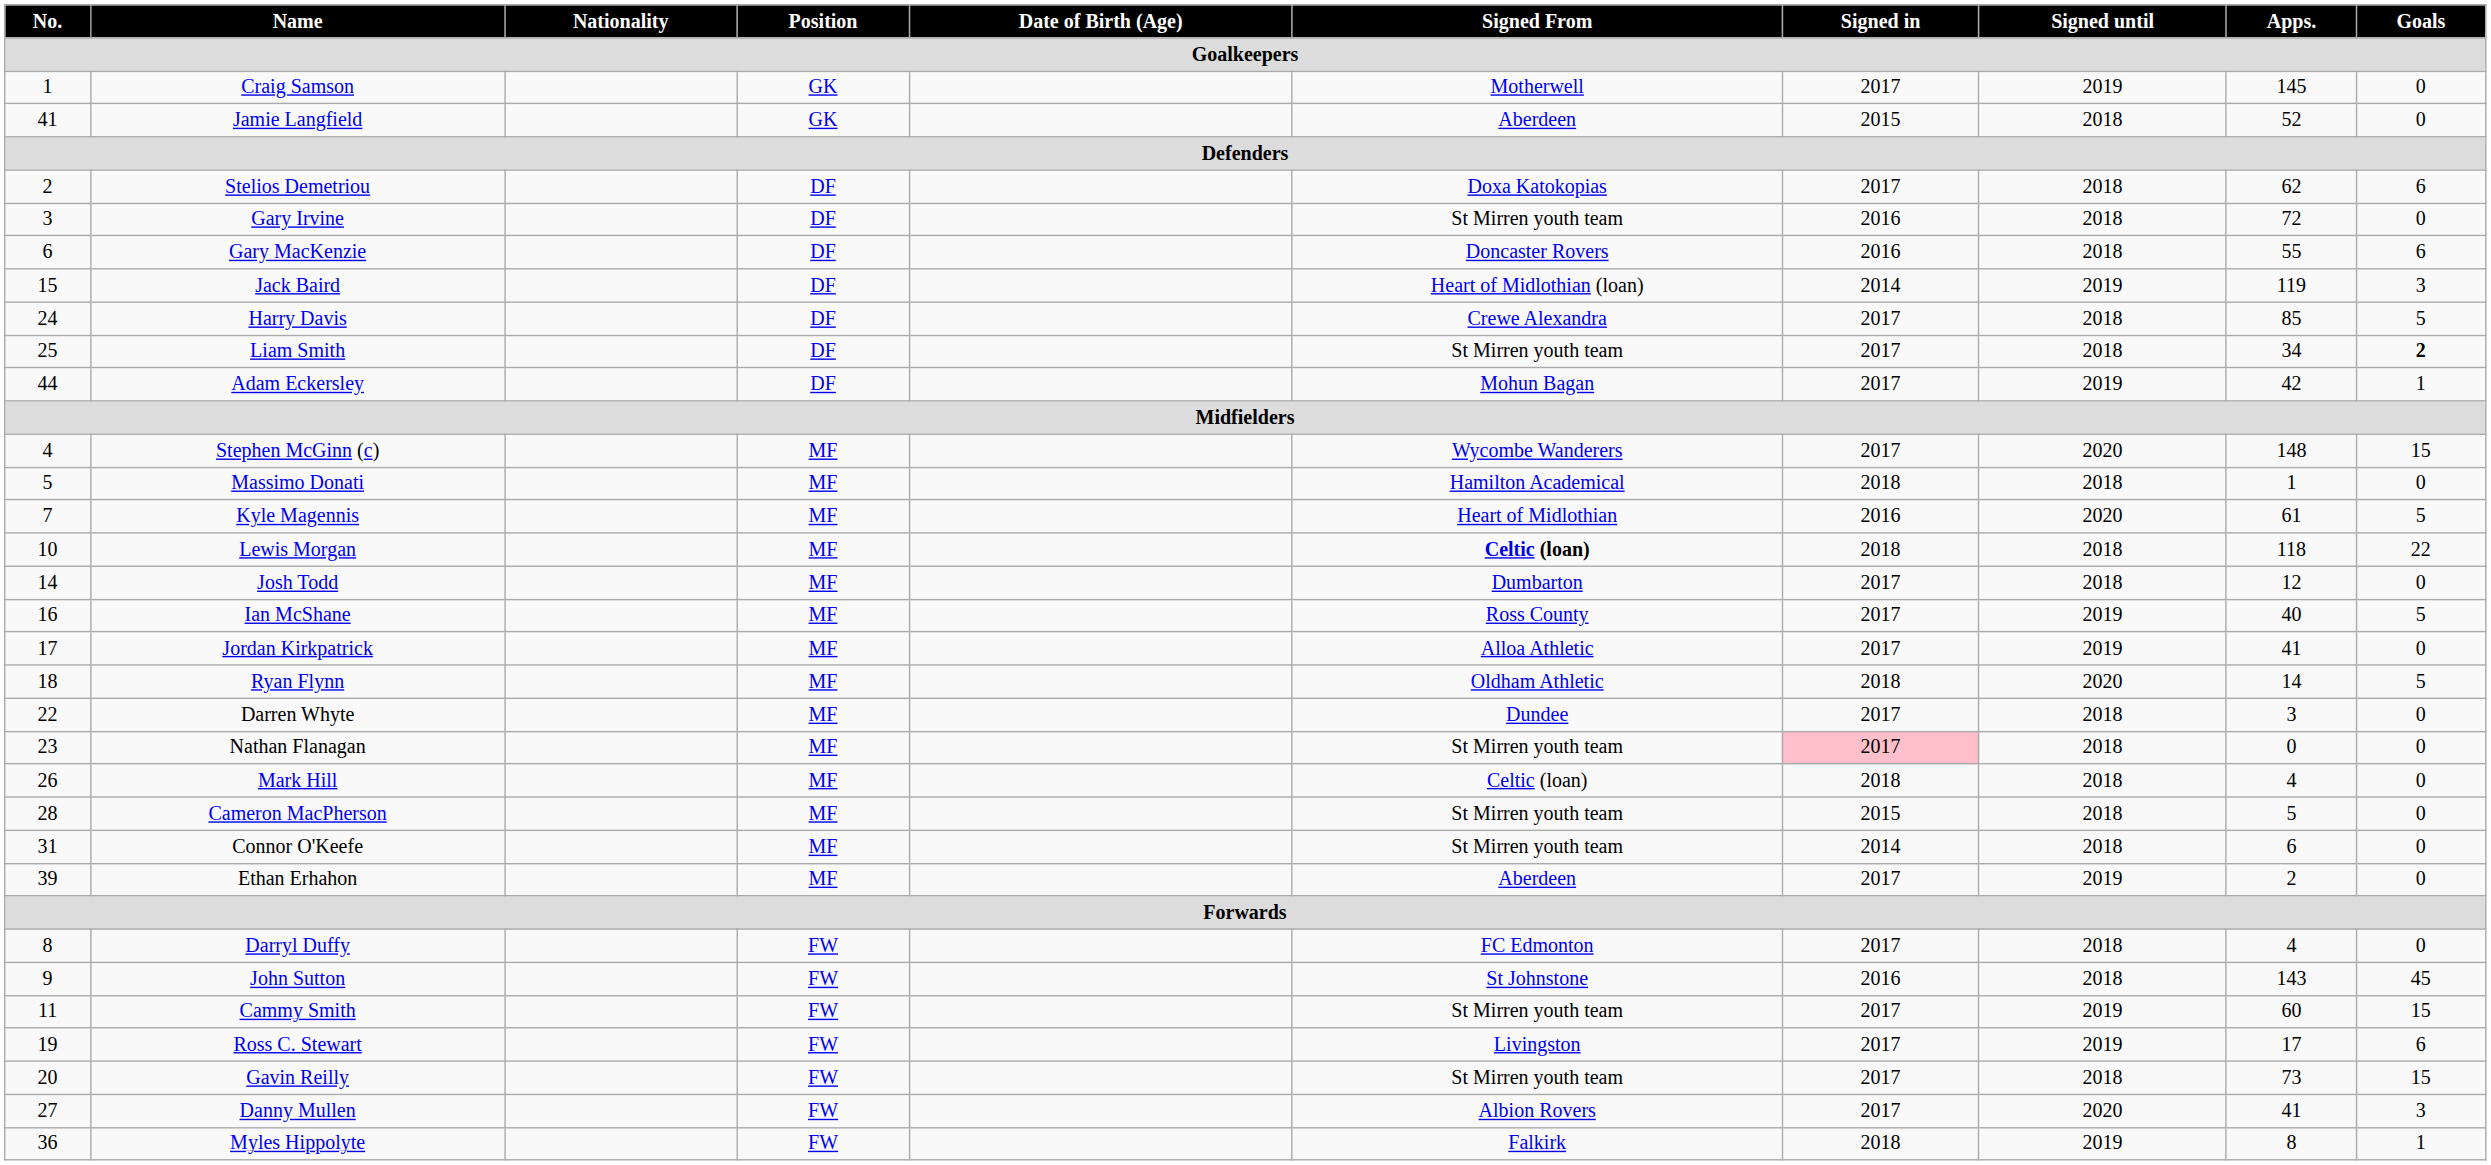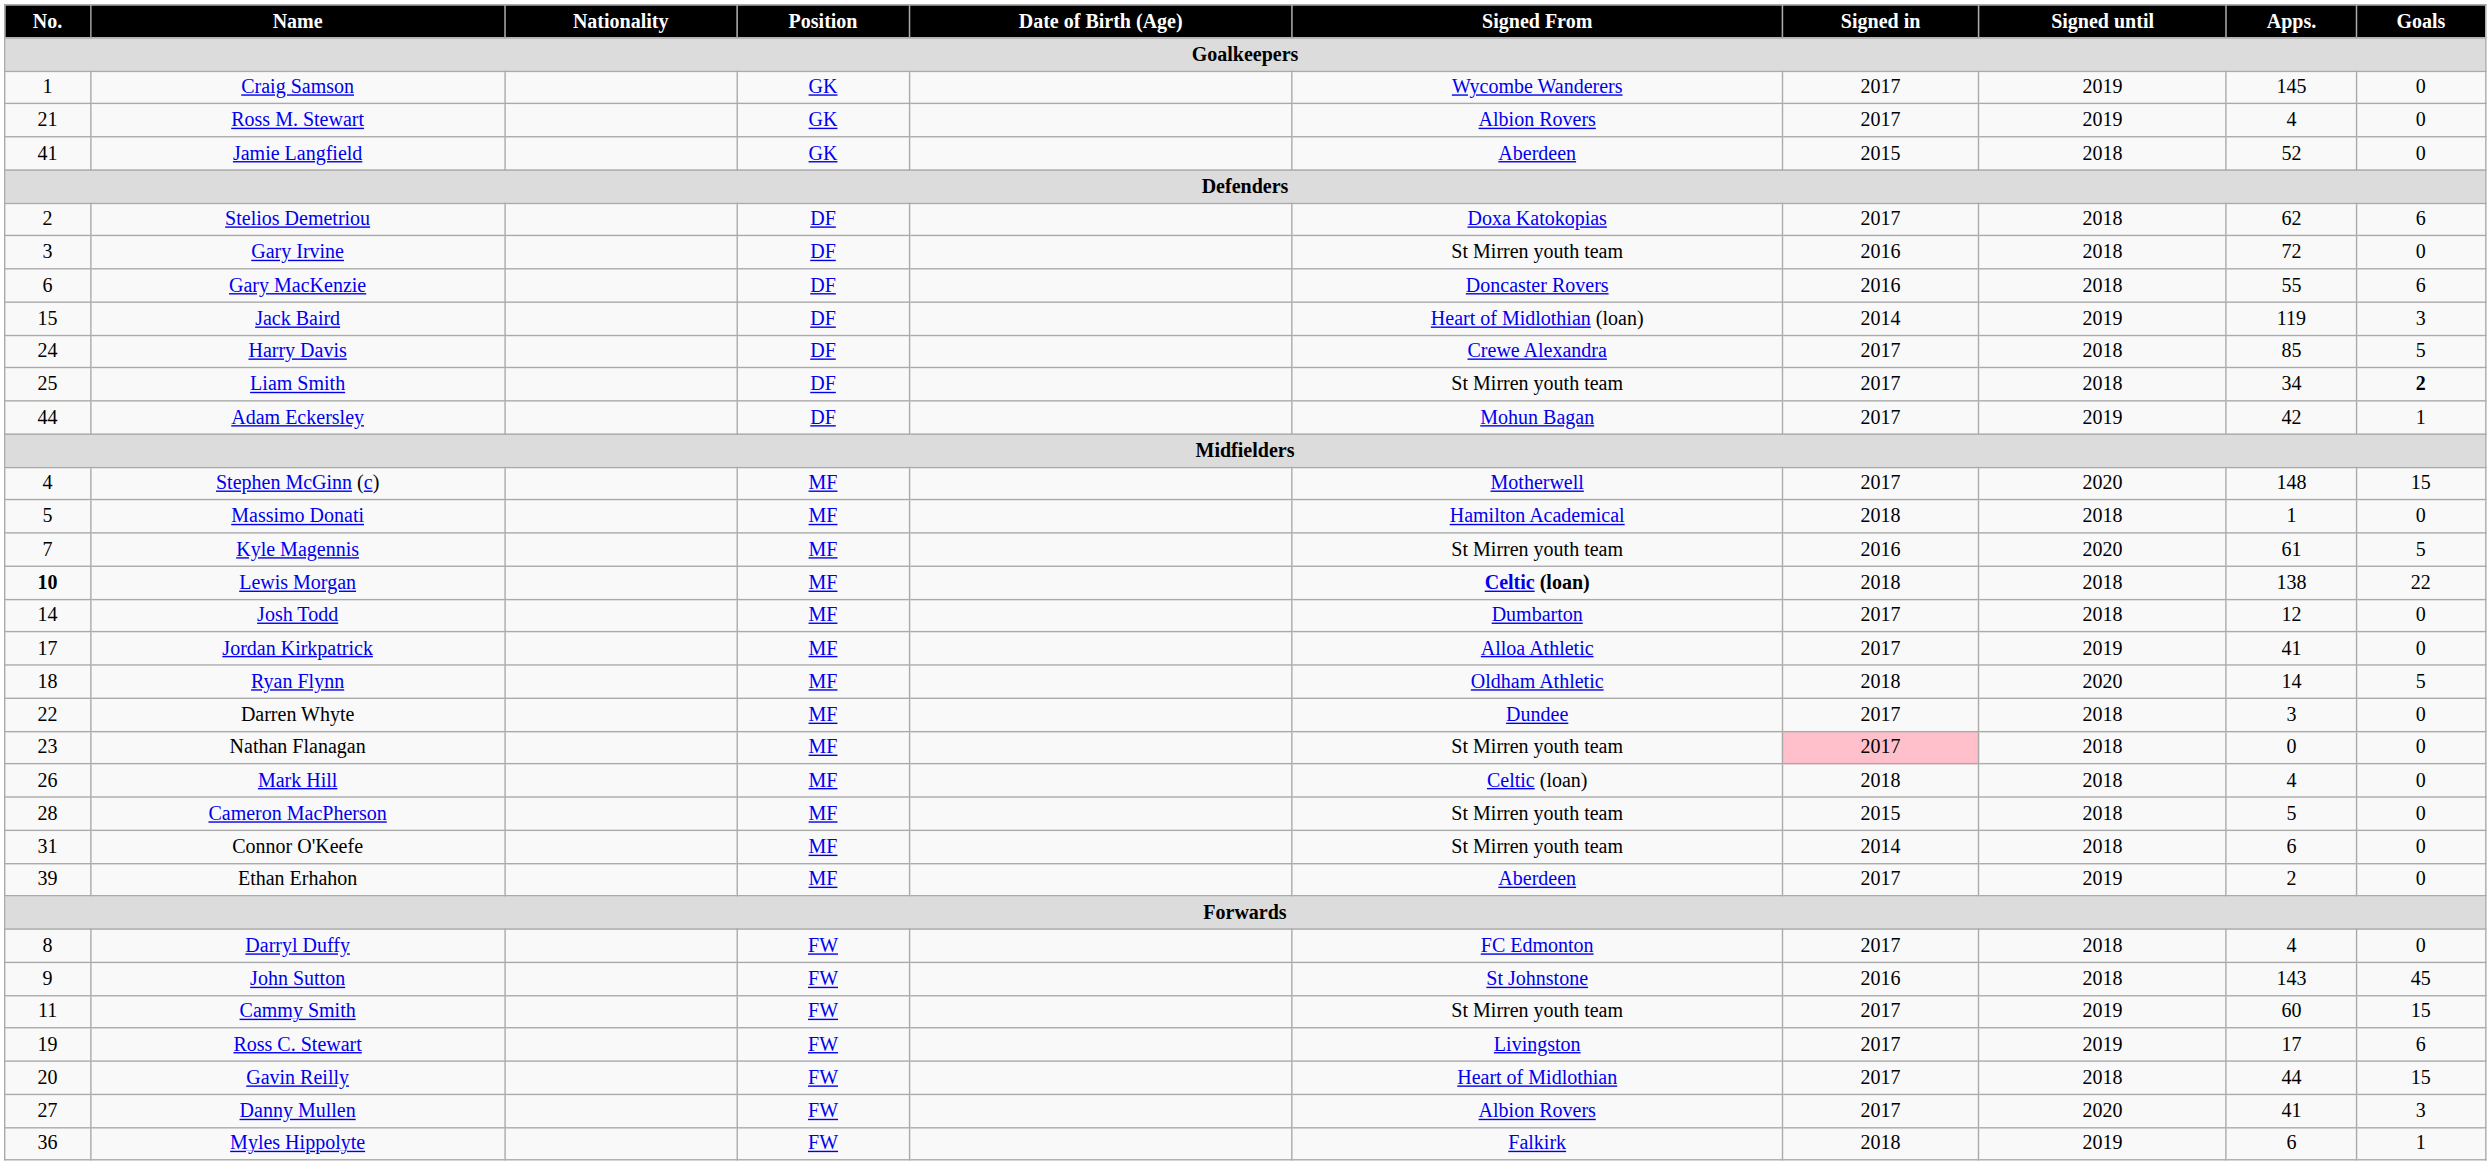(1537, 87) Motherwell -> (1537, 87) Wycombe Wanderers
+ row: (298, 120)
(1537, 450) Wycombe Wanderers -> (1537, 483) Motherwell
(1537, 516) Heart of Midlothian -> (1537, 549) St Mirren youth team
(48, 549) normal -> (48, 582) bold
(2291, 549) 118 -> (2291, 582) 138
- row: (298, 615)
(1537, 1077) St Mirren youth team -> (1537, 1077) Heart of Midlothian
(2291, 1077) 73 -> (2291, 1077) 44
(2291, 1143) 8 -> (2291, 1143) 6
